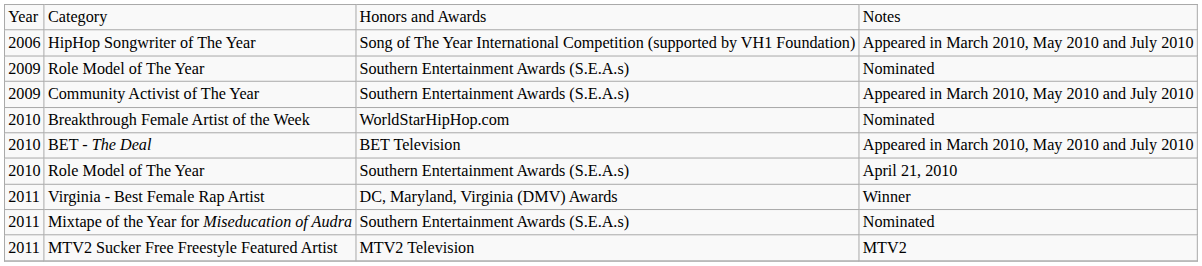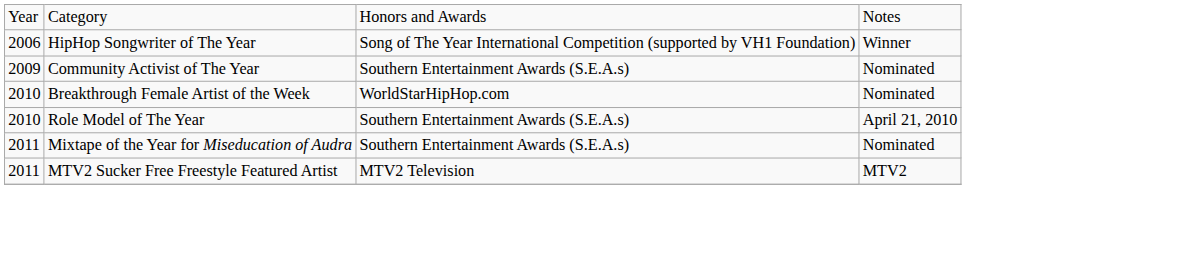(1028, 42) Appeared in March 2010, May 2010 and July 2010 -> (887, 42) Winner
- row: (24, 68)
(1028, 94) Appeared in March 2010, May 2010 and July 2010 -> (899, 68) Nominated
- row: (24, 145)
- row: (24, 196)
